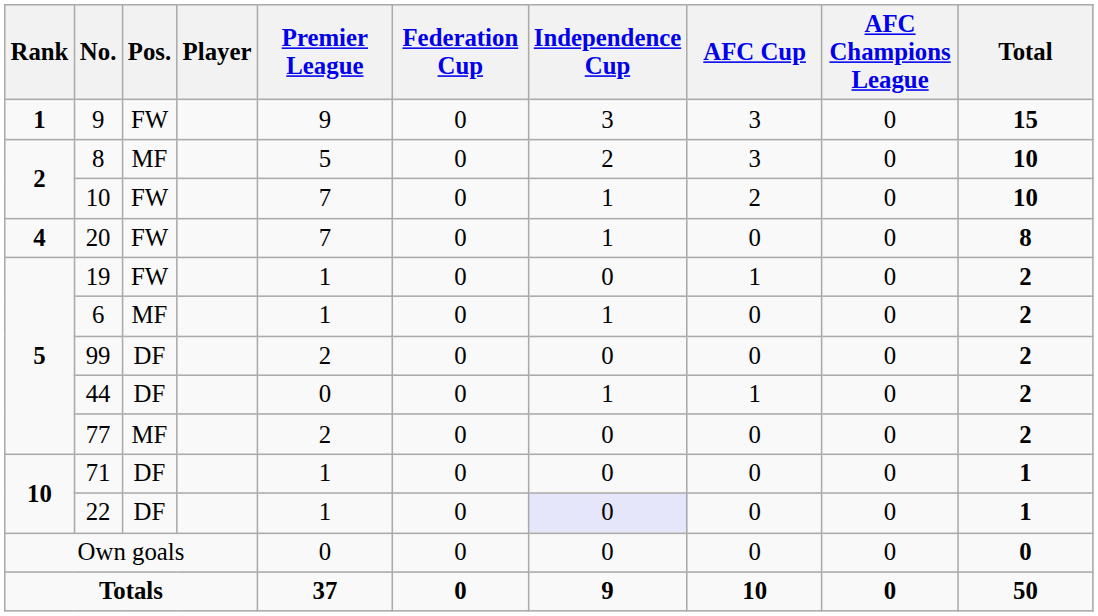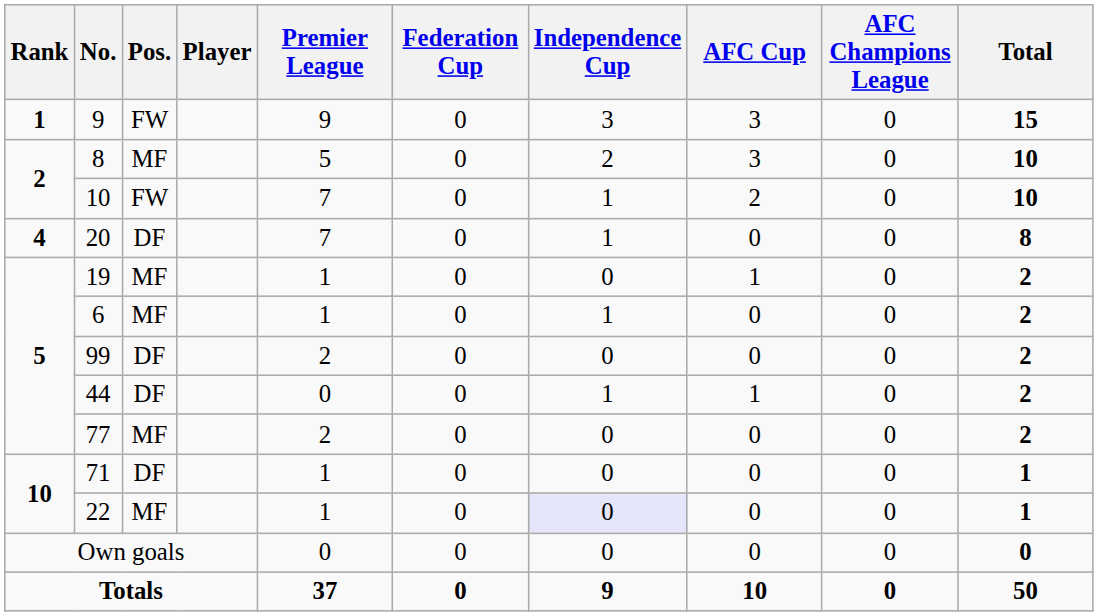(149, 237) FW -> (149, 237) DF
(149, 276) FW -> (149, 276) MF
(149, 512) DF -> (149, 512) MF
